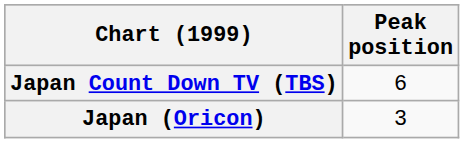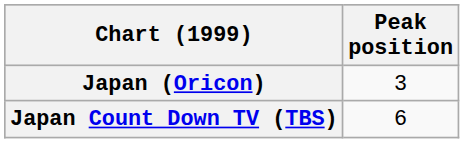rows swapped: (174, 119) <-> (174, 83)
